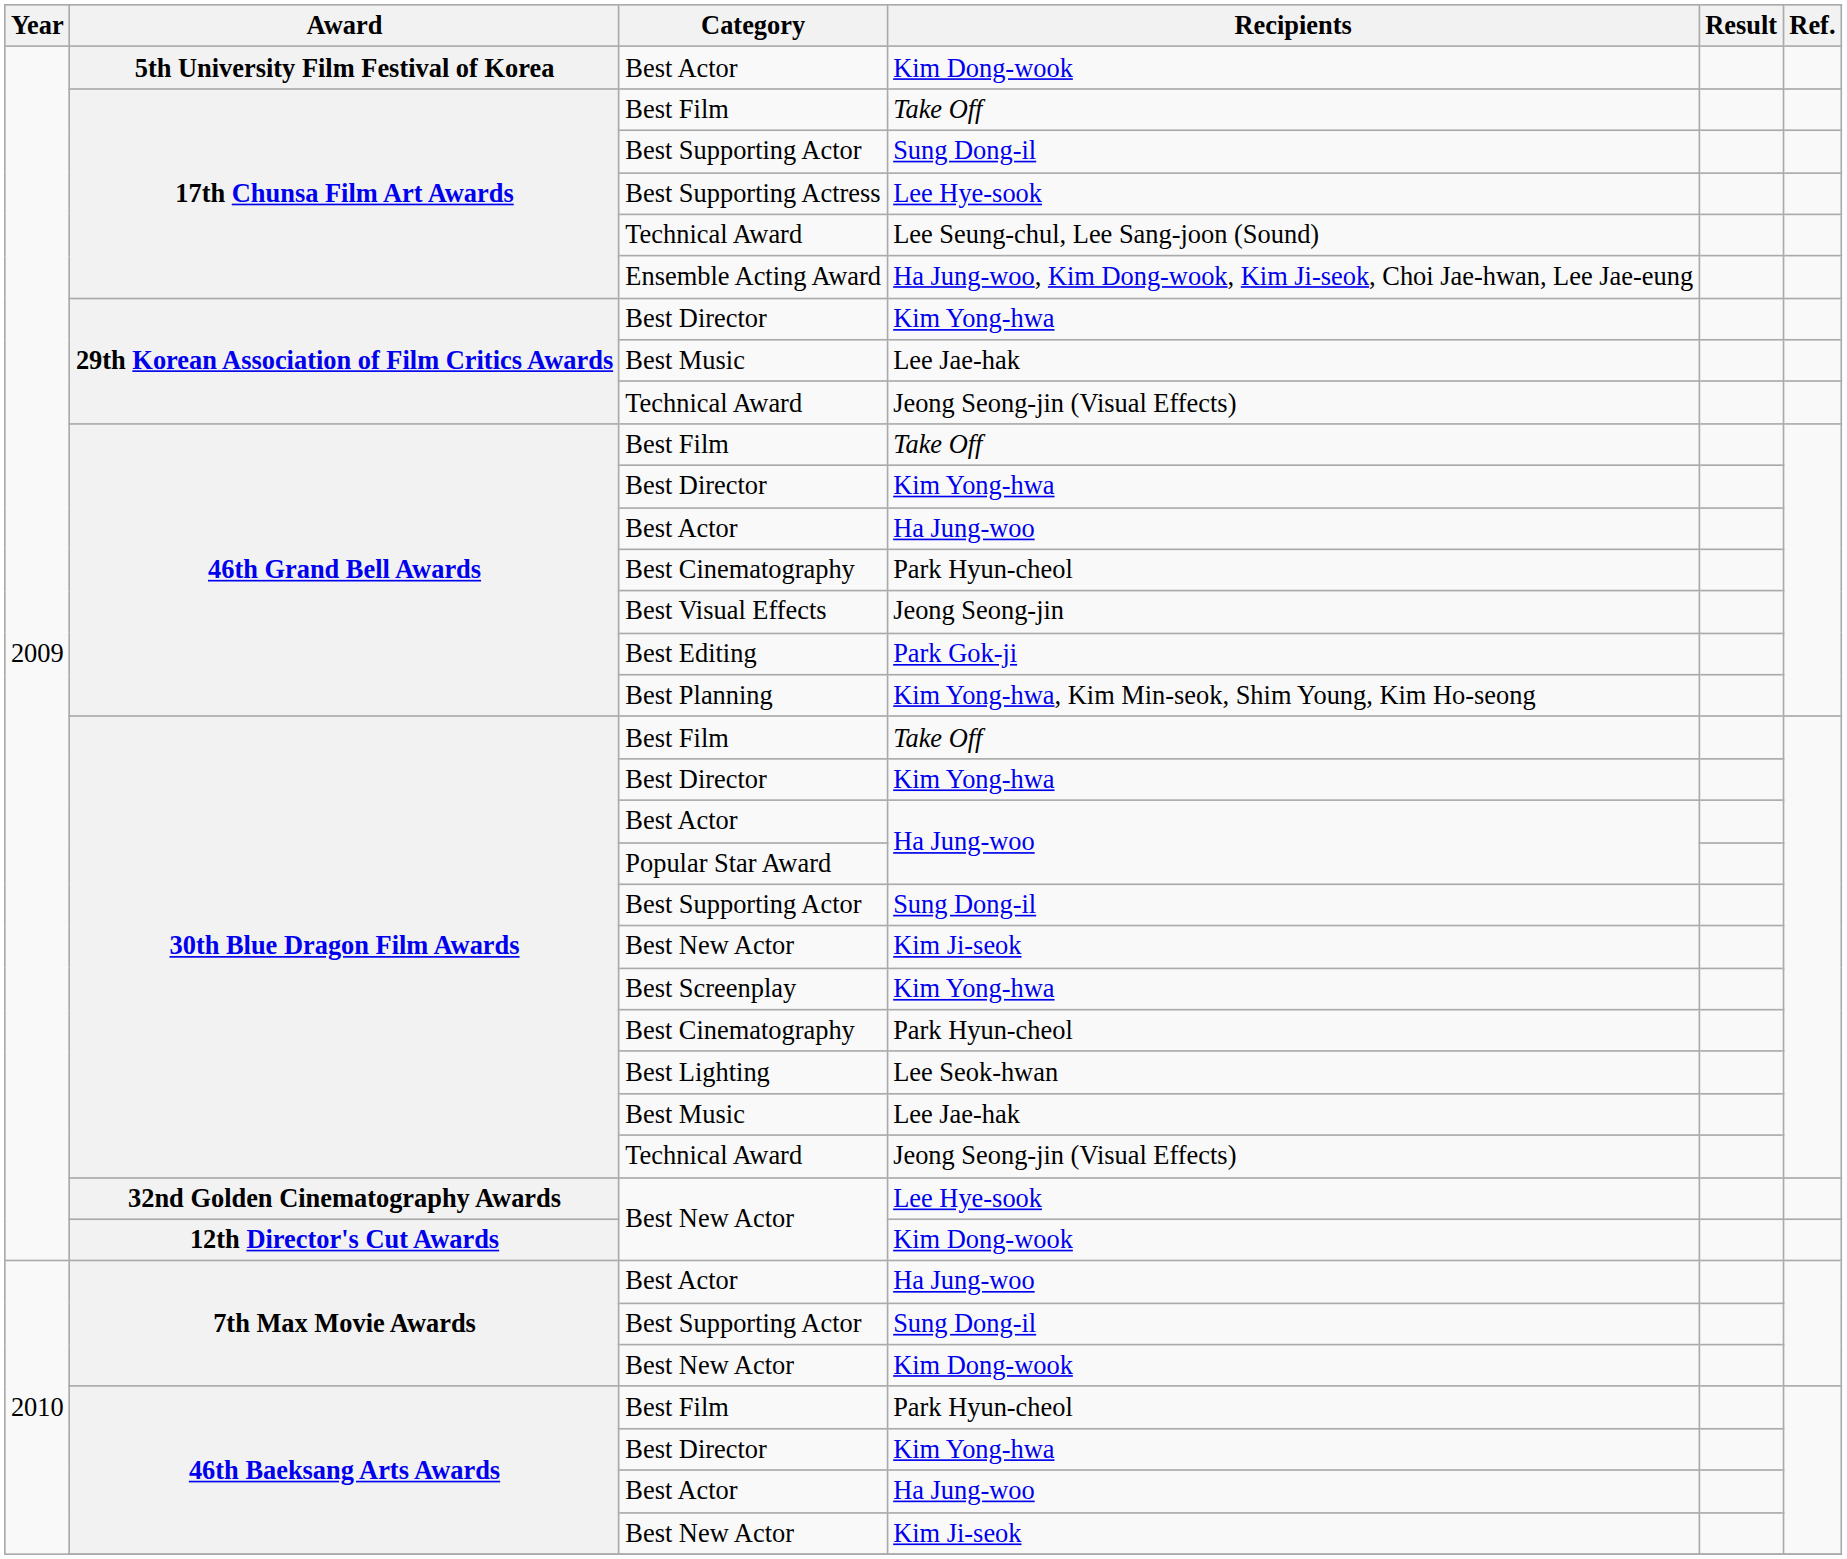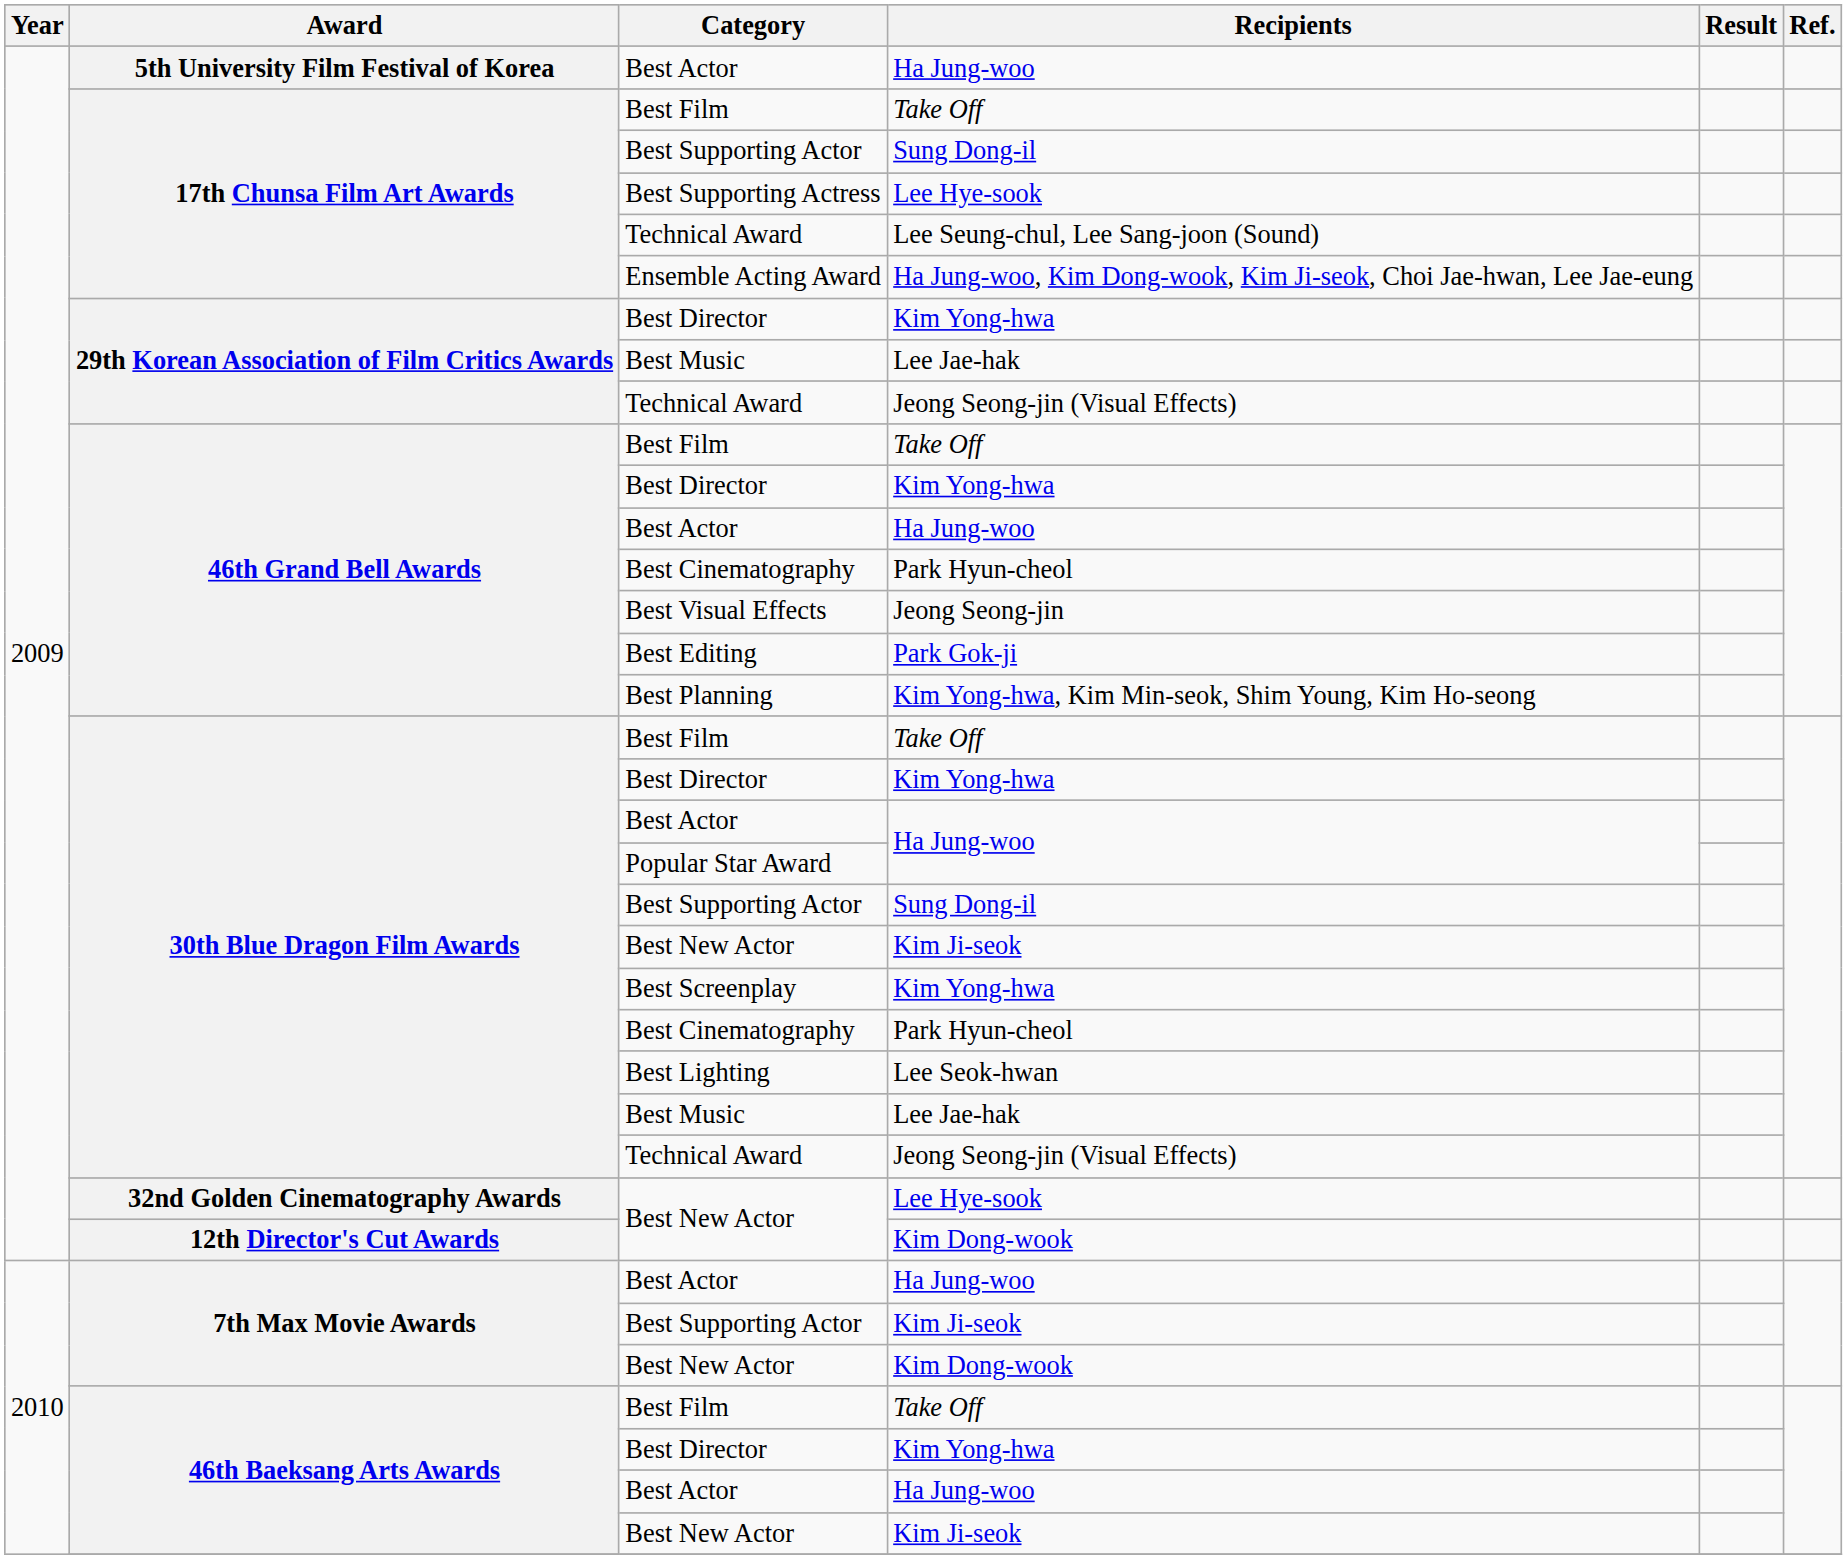(983, 67) Kim Dong-wook -> (964, 67) Ha Jung-woo
(965, 1323) Sung Dong-il -> (957, 1323) Kim Ji-seok
(983, 1407) Park Hyun-cheol -> (938, 1407) Take Off
